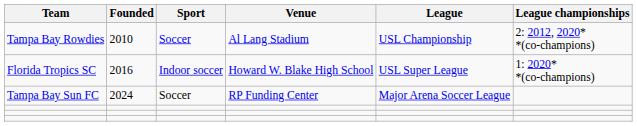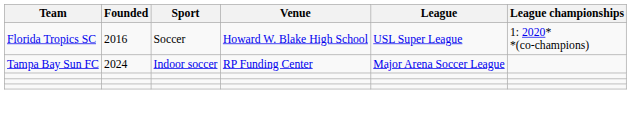- row: (56, 38)
(191, 70) Indoor soccer -> (170, 38) Soccer
(175, 95) Soccer -> (186, 63) Indoor soccer
